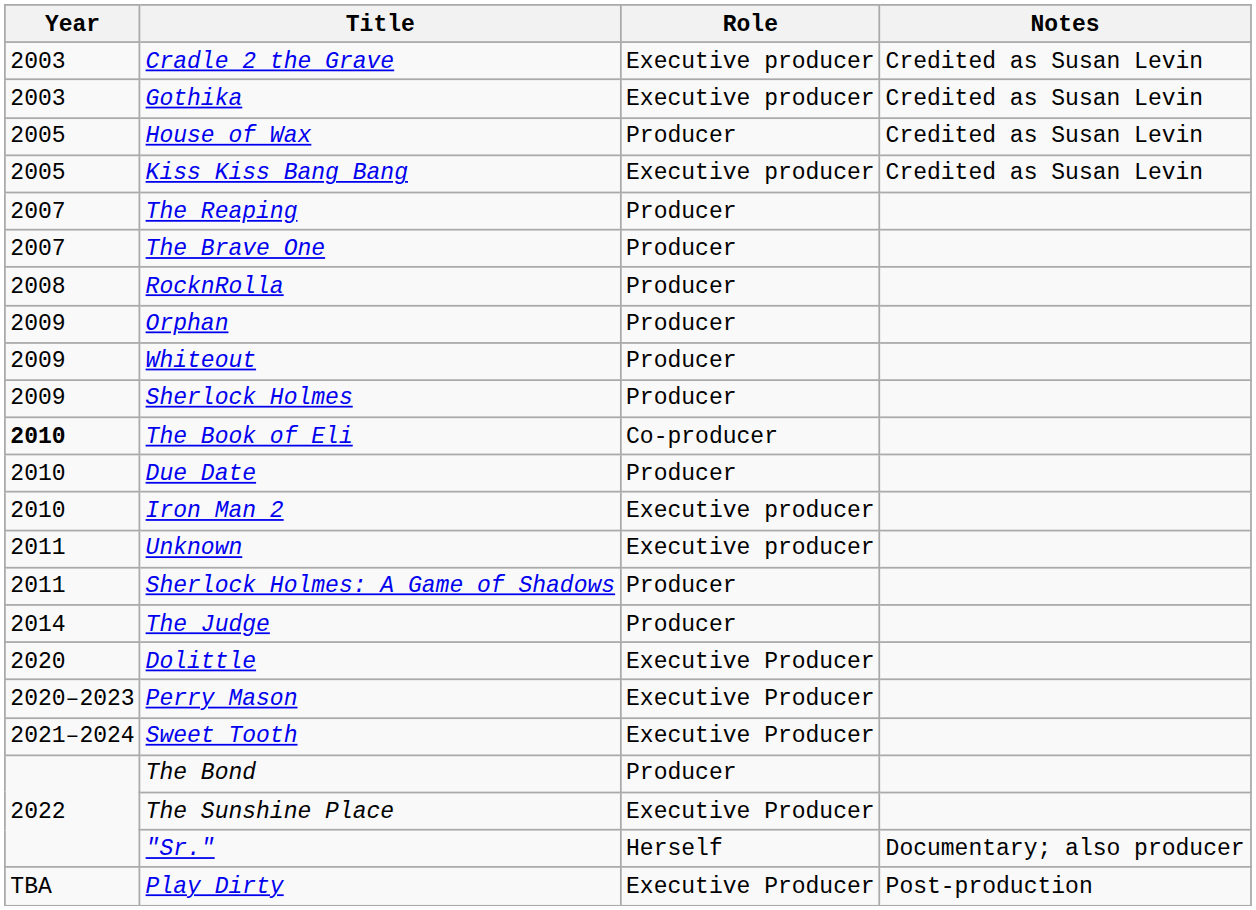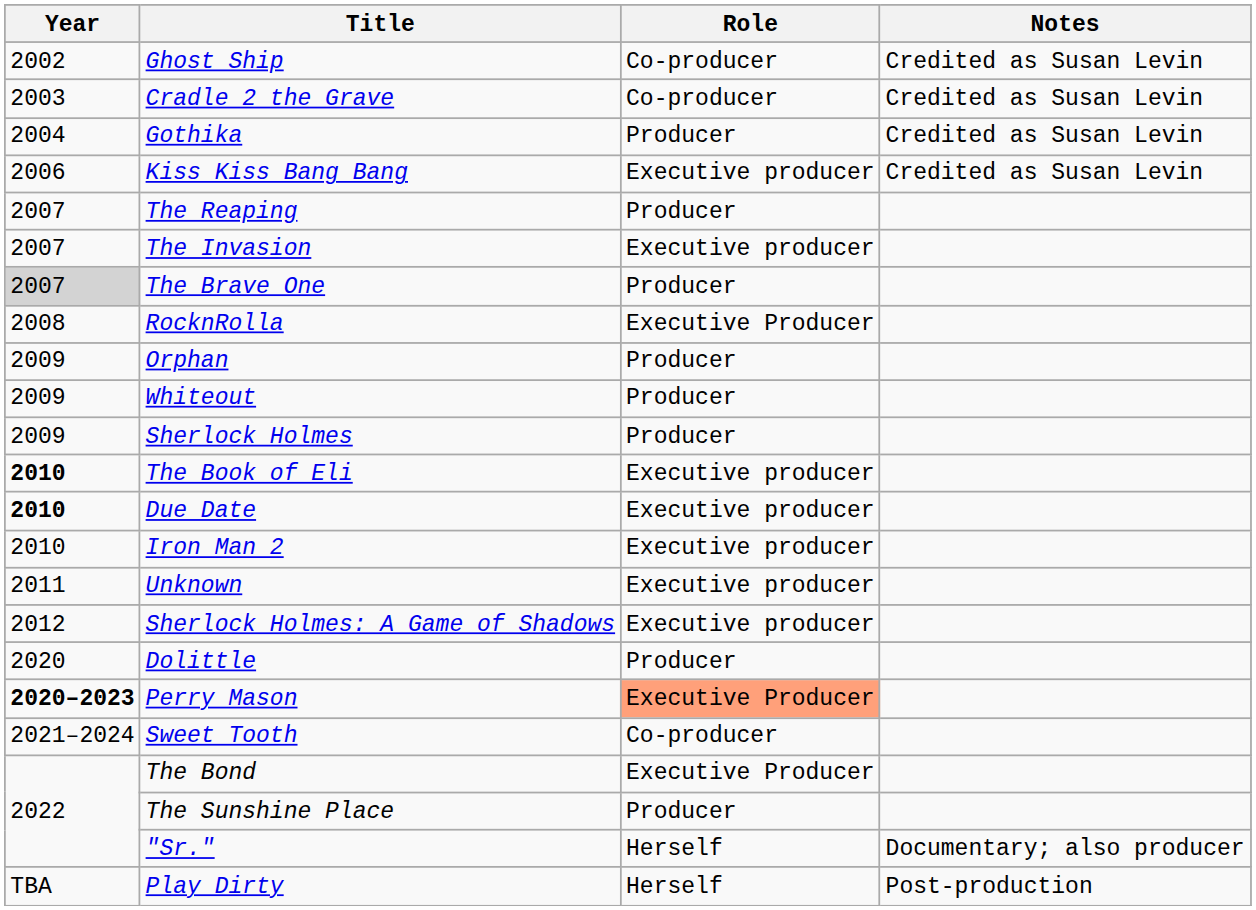+ row: (215, 61)
(750, 61) Executive producer -> (702, 99) Co-producer
(38, 99) 2003 -> (38, 136) 2004
(750, 99) Executive producer -> (681, 136) Producer
- row: (228, 136)
(38, 174) 2005 -> (38, 174) 2006
+ row: (228, 249)
(38, 249) no background -> (38, 286) lightgrey background
(681, 286) Producer -> (750, 324) Executive Producer
(702, 436) Co-producer -> (750, 474) Executive producer
(38, 474) normal -> (38, 511) bold
(681, 474) Producer -> (750, 511) Executive producer
(38, 586) 2011 -> (38, 624) 2012
(681, 586) Producer -> (750, 624) Executive producer
- row: (208, 624)
(750, 661) Executive Producer -> (681, 661) Producer
(73, 699) normal -> (73, 699) bold
(750, 699) no background -> (750, 699) lightsalmon background
(750, 736) Executive Producer -> (702, 736) Co-producer
(681, 774) Producer -> (750, 774) Executive Producer
(750, 811) Executive Producer -> (681, 811) Producer
(750, 886) Executive Producer -> (674, 886) Herself
